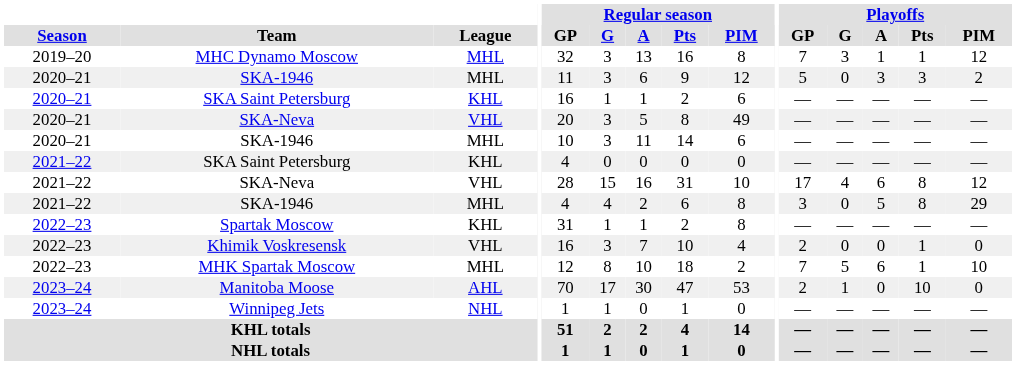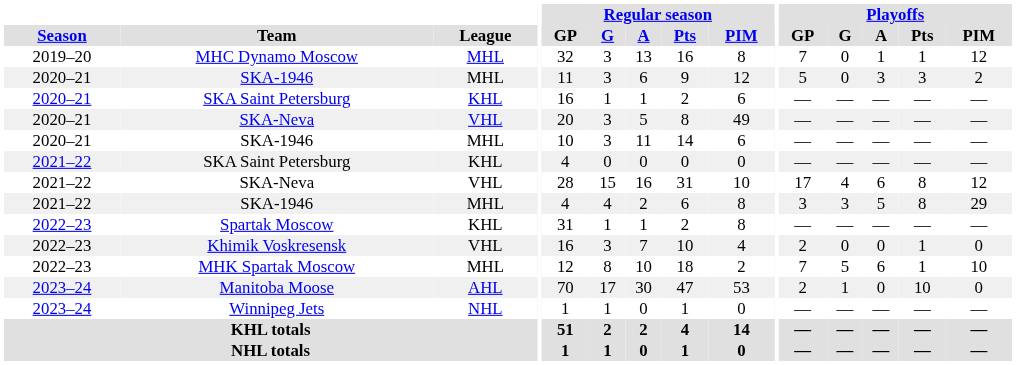(845, 56) 3 -> (845, 56) 0
(845, 203) 0 -> (845, 203) 3
